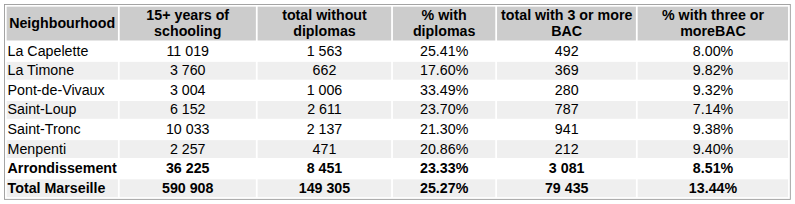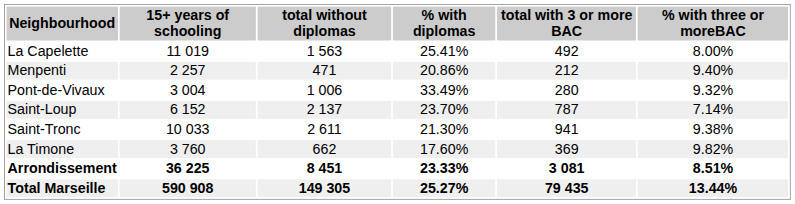rows swapped: (37, 149) <-> (41, 70)
(324, 109) 2 611 -> (324, 109) 2 137
(324, 129) 2 137 -> (324, 129) 2 611
